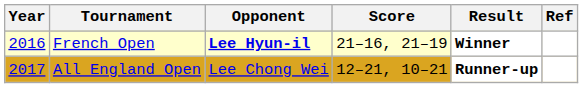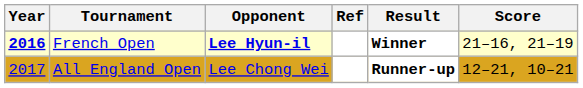columns swapped: (392, 17) <-> (560, 17)
(27, 43) normal -> (27, 43) bold
